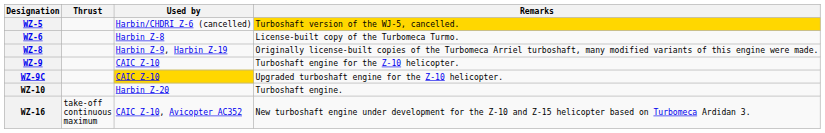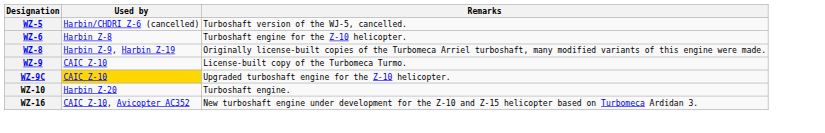- column: (88, 11)
(357, 24) gold background -> (305, 24) no background
(357, 37) License-built copy of the Turbomeca Turmo. -> (305, 37) Turboshaft engine for the Z-10 helicopter.
(357, 63) Turboshaft engine for the Z-10 helicopter. -> (305, 63) License-built copy of the Turbomeca Turmo.
